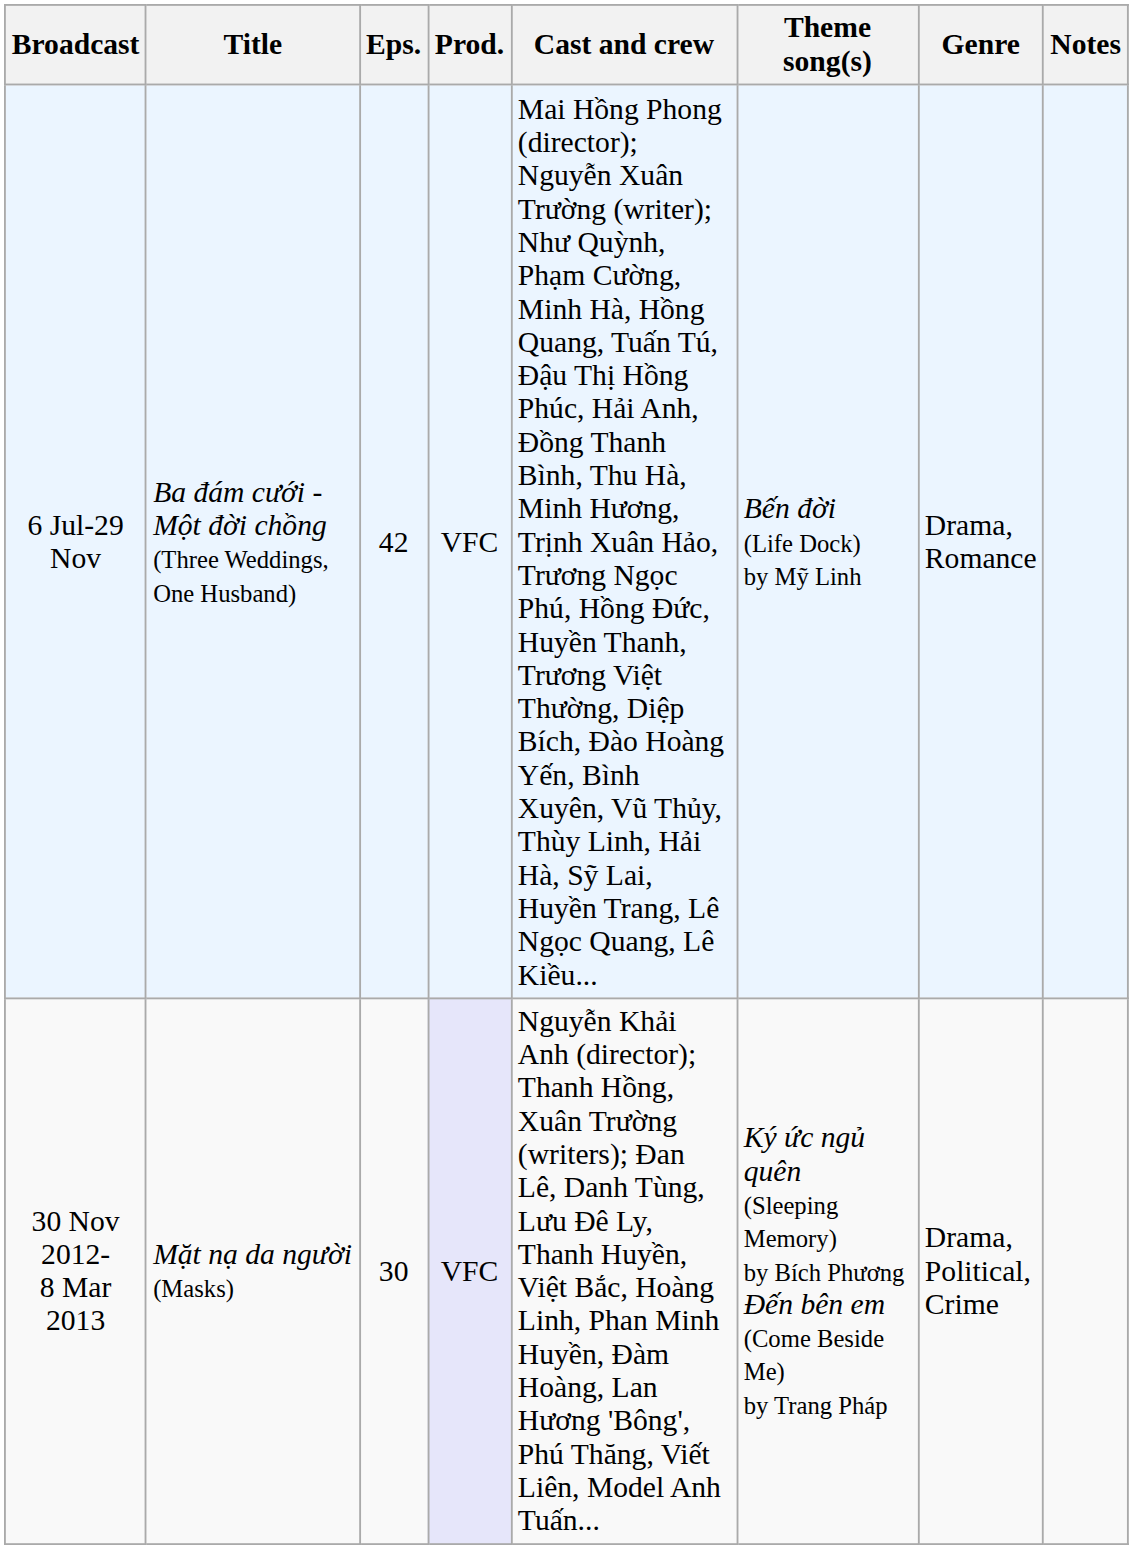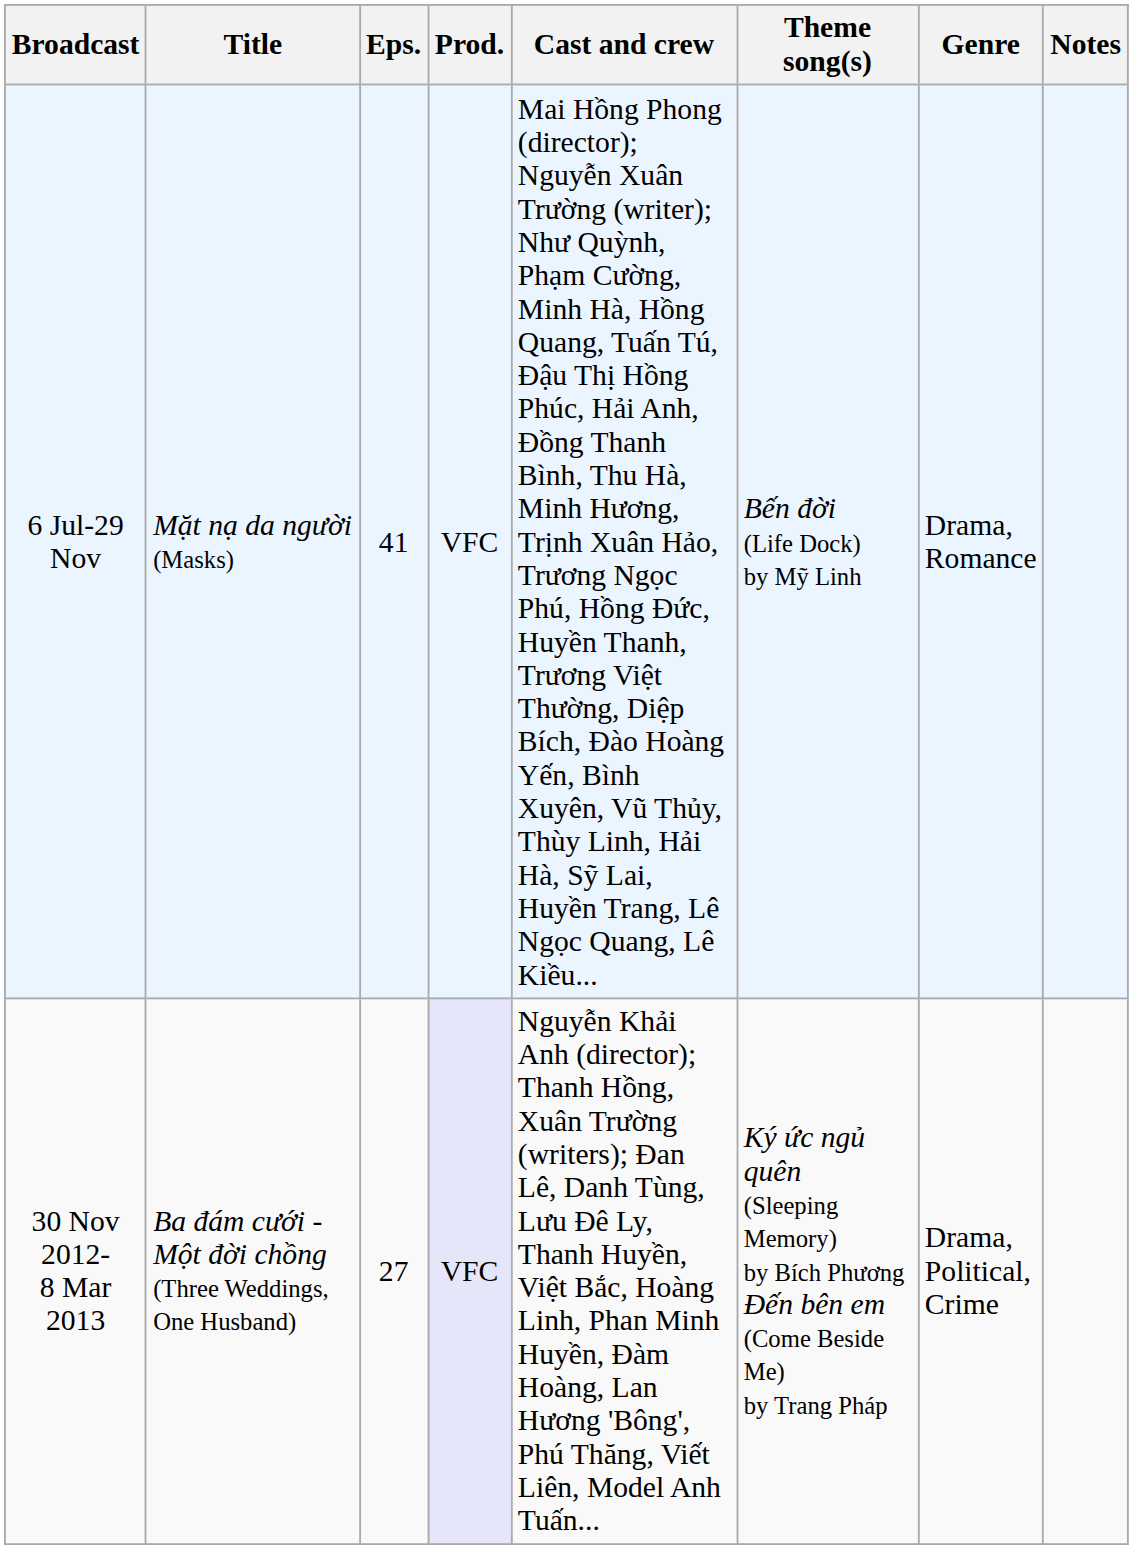(241, 541) Ba đám cưới - Một đời chồng (Three Weddings, One Husband) -> (253, 541) Mặt nạ da người (Masks)
(394, 541) 42 -> (394, 541) 41
(253, 1270) Mặt nạ da người (Masks) -> (241, 1270) Ba đám cưới - Một đời chồng (Three Weddings, One Husband)
(394, 1270) 30 -> (394, 1270) 27
